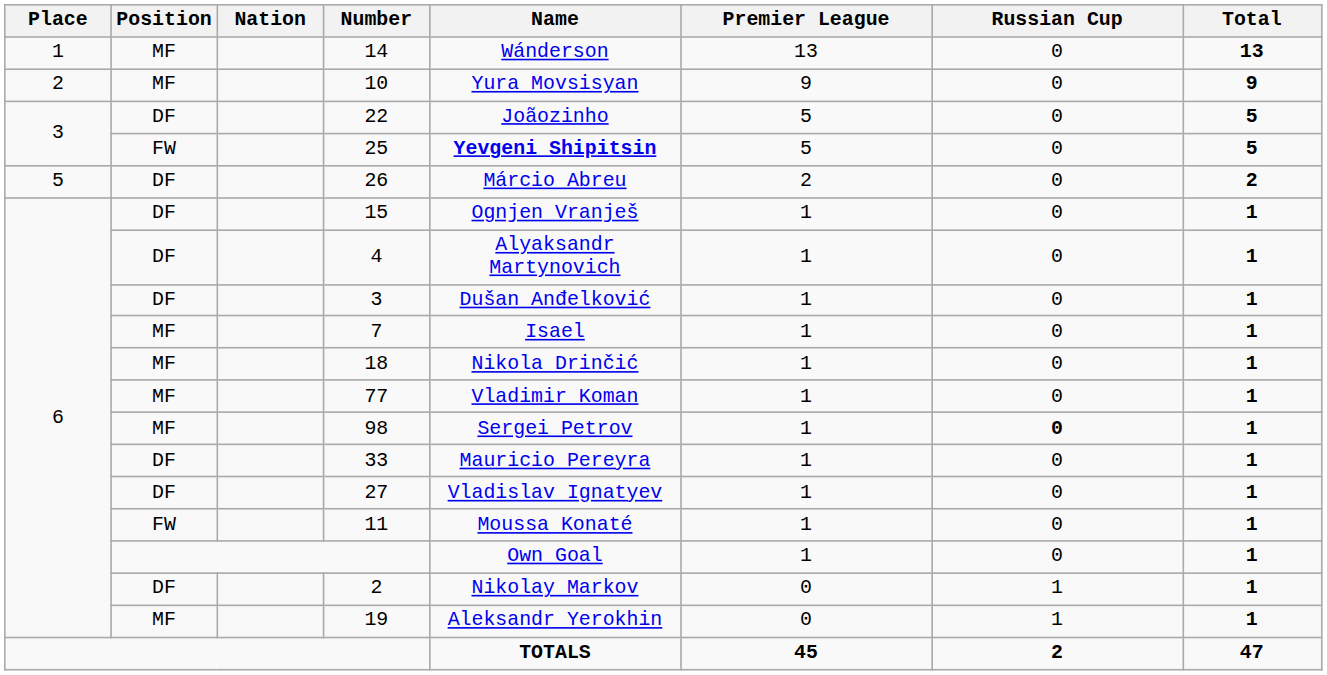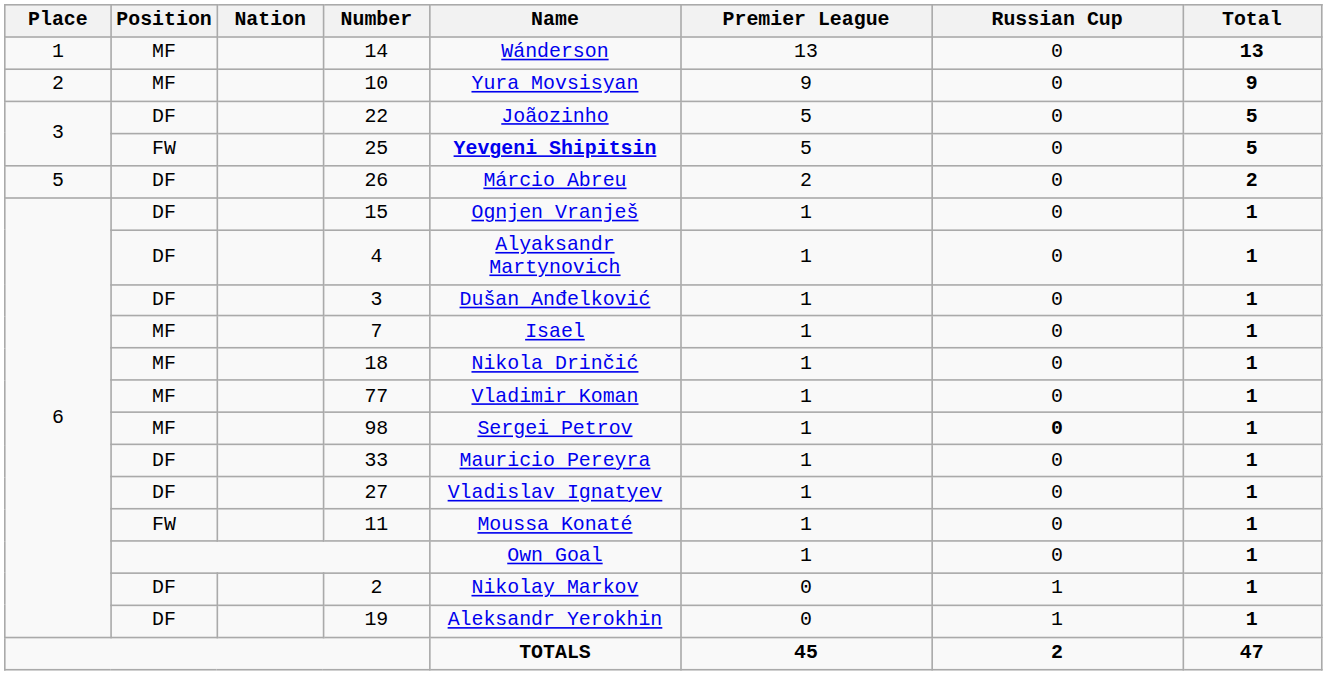(164, 622) MF -> (164, 622) DF
